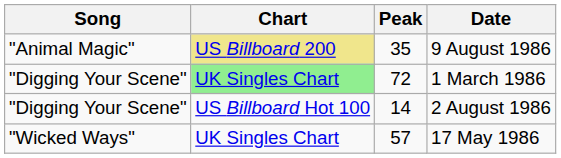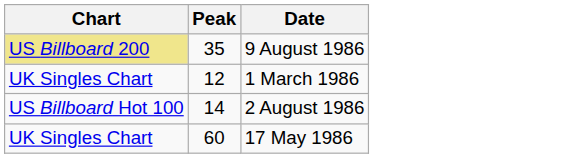- column: (98, 19)
(267, 78) lightgreen background -> (81, 78) no background
(401, 78) 72 -> (214, 78) 12
(401, 138) 57 -> (214, 138) 60
